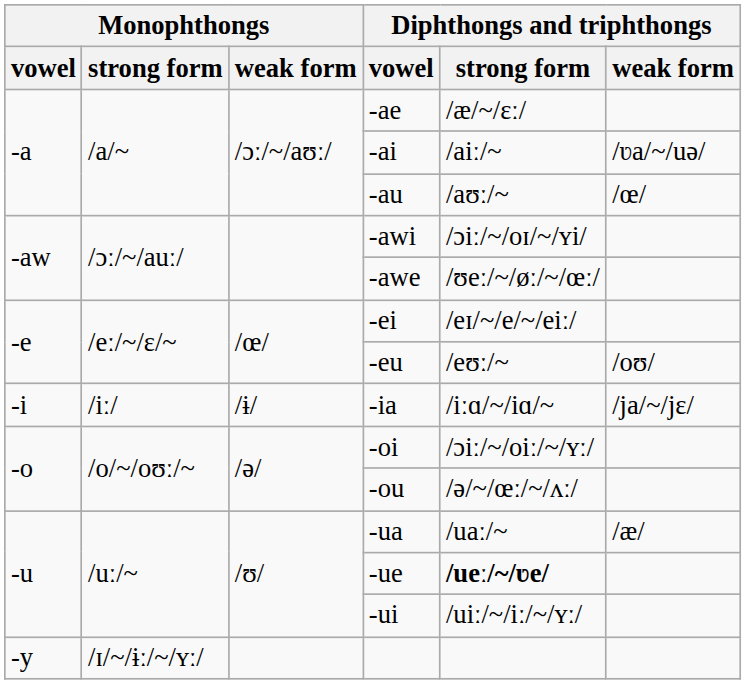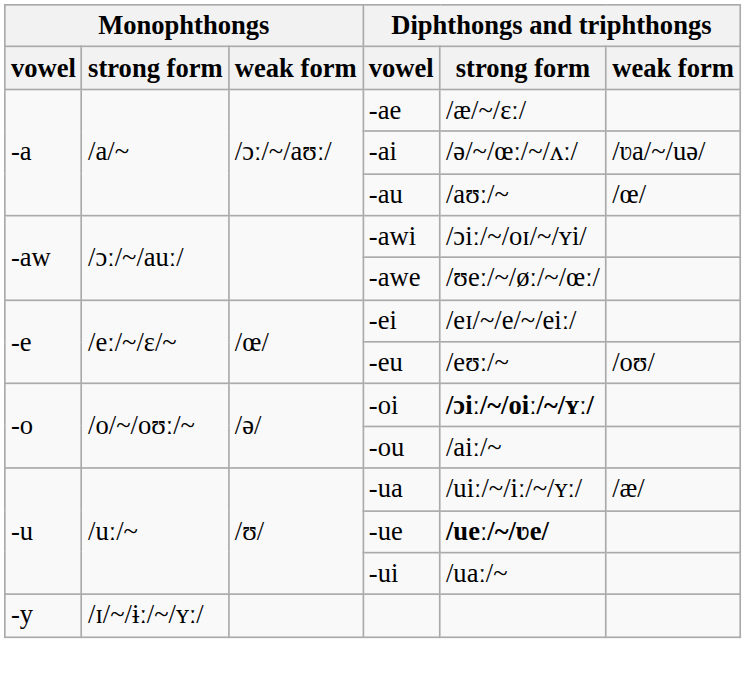(474, 151) /aiː/~ -> (512, 151) /ə/~/œː/~/ʌː/
- row: (383, 404)
(520, 446) normal -> (520, 404) bold
(512, 488) /ə/~/œː/~/ʌː/ -> (474, 446) /aiː/~
(477, 531) /uaː/~ -> (514, 488) /uiː/~/iː/~/ʏː/
(514, 615) /uiː/~/iː/~/ʏː/ -> (477, 573) /uaː/~
